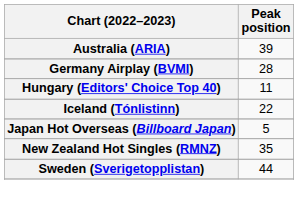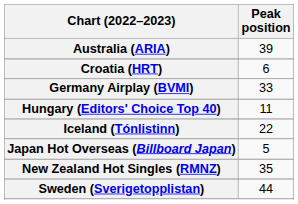+ row: (121, 68)
(266, 68) 28 -> (266, 88) 33
